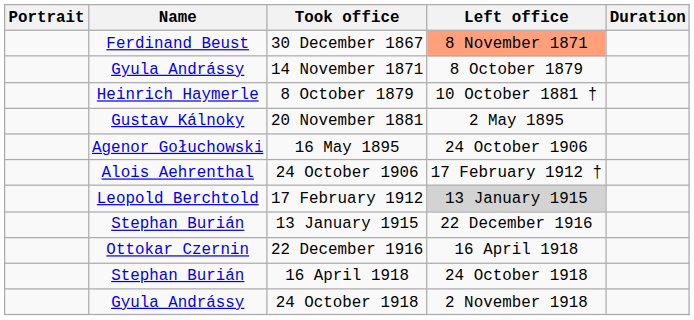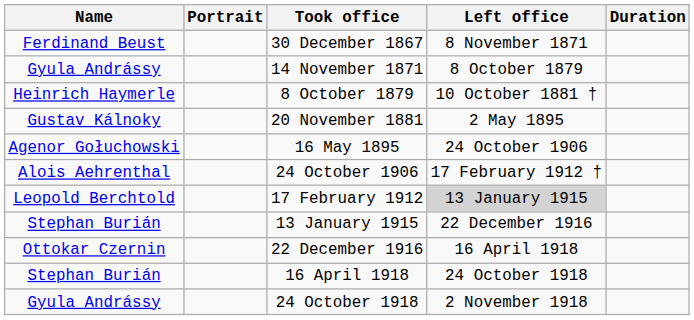columns swapped: (46, 18) <-> (178, 18)
(516, 43) lightsalmon background -> (516, 43) no background
